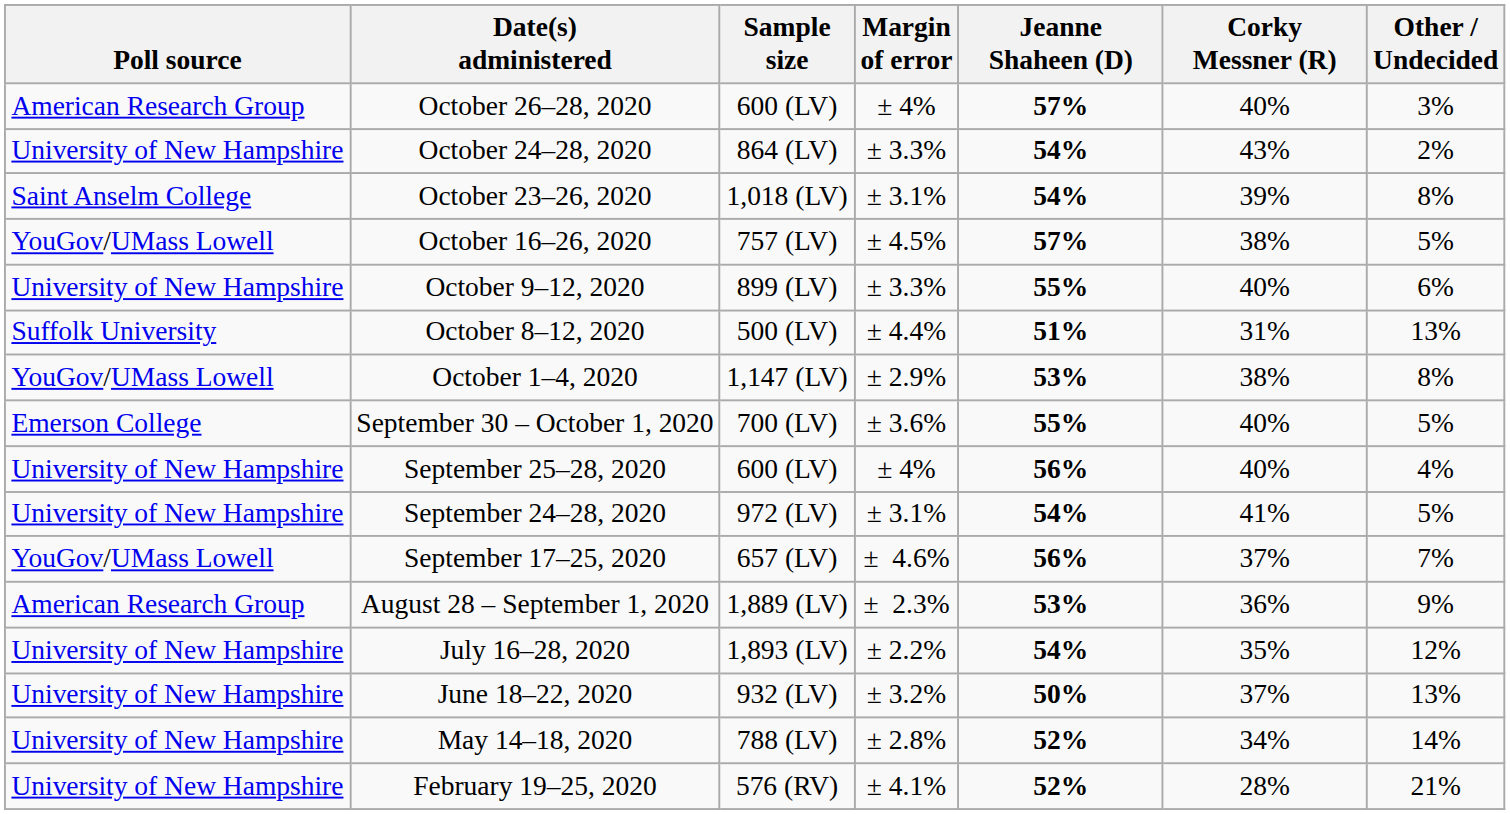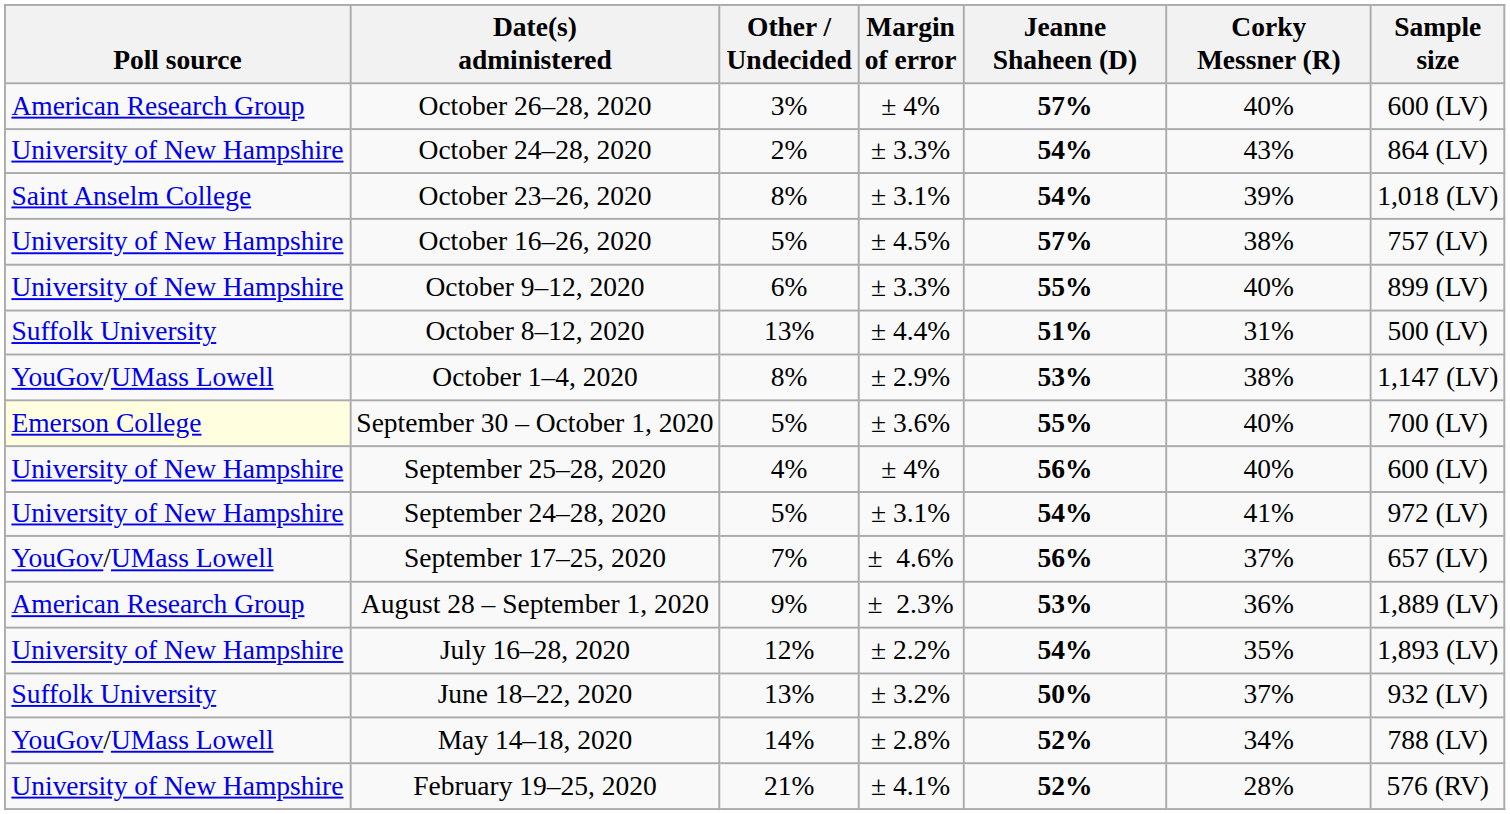columns swapped: (787, 43) <-> (1436, 43)
(142, 241) YouGov/UMass Lowell -> (177, 241) University of New Hampshire
(106, 422) no background -> (106, 422) lightyellow background
(177, 695) University of New Hampshire -> (114, 695) Suffolk University
(177, 740) University of New Hampshire -> (142, 740) YouGov/UMass Lowell
